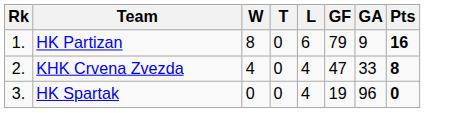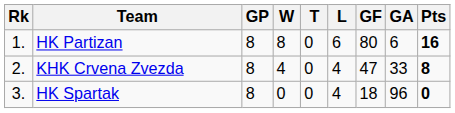+ column: (257, 17)
(338, 42) 79 -> (369, 42) 80
(363, 42) 9 -> (394, 42) 6
(338, 94) 19 -> (369, 94) 18
